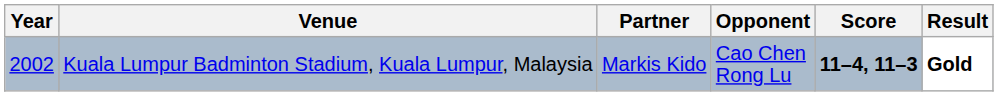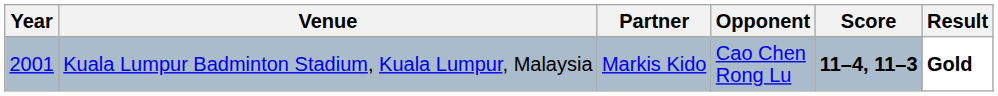(32, 64) 2002 -> (32, 64) 2001
